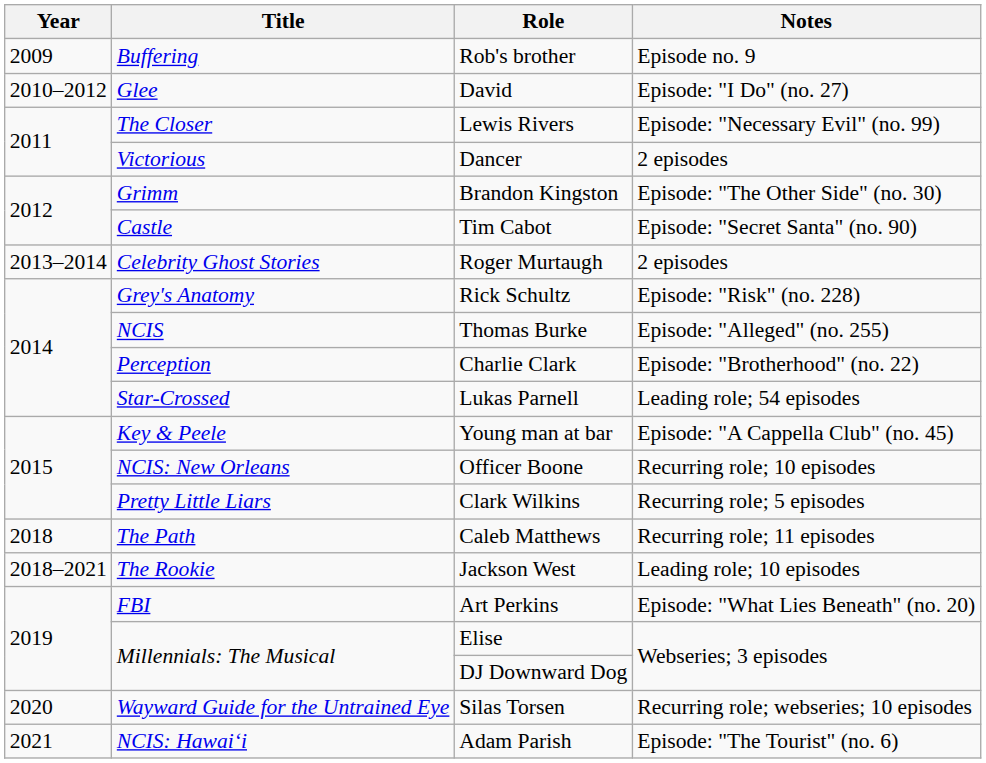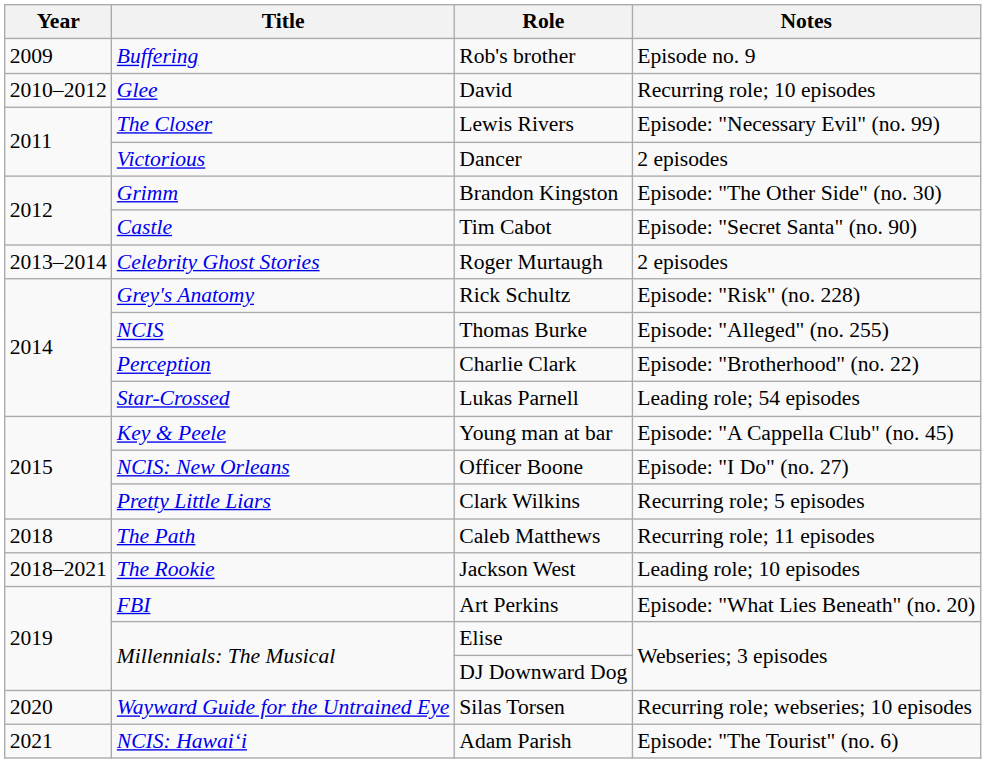(743, 90) Episode: "I Do" (no. 27) -> (756, 90) Recurring role; 10 episodes
(756, 466) Recurring role; 10 episodes -> (743, 466) Episode: "I Do" (no. 27)
